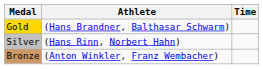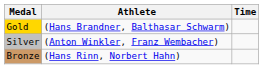(112, 41) (Hans Rinn, Norbert Hahn) -> (131, 41) (Anton Winkler, Franz Wembacher)
(131, 56) (Anton Winkler, Franz Wembacher) -> (112, 56) (Hans Rinn, Norbert Hahn)
